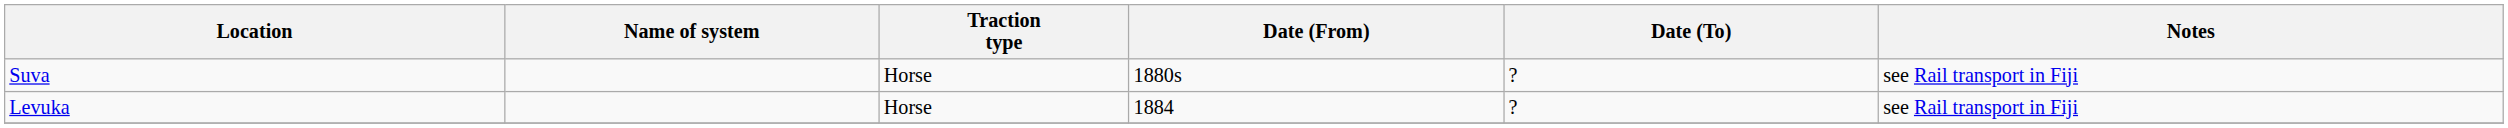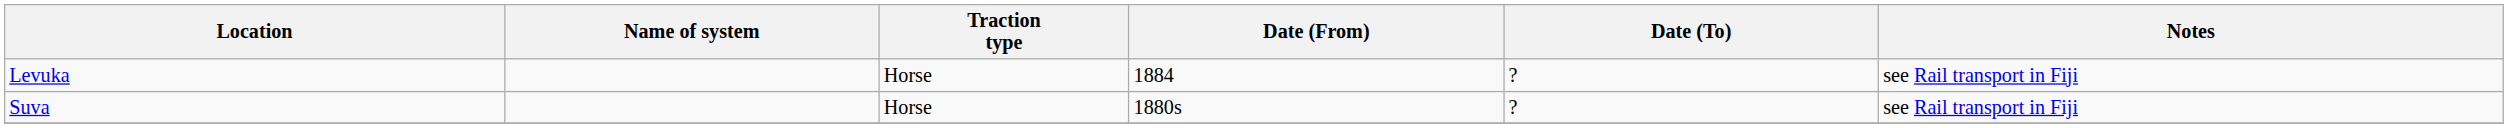rows swapped: (40, 107) <-> (29, 75)
